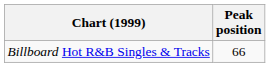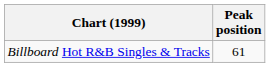(239, 51) 66 -> (239, 51) 61
